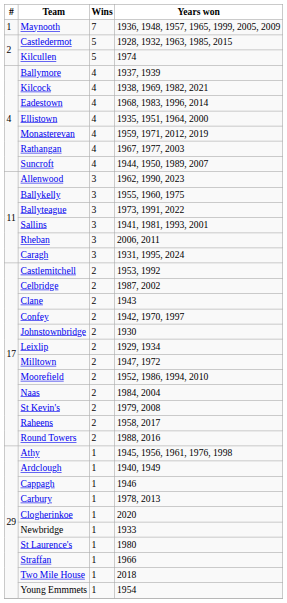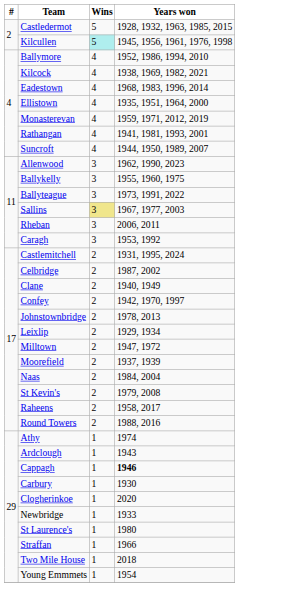- row: (40, 27)
(94, 57) no background -> (94, 42) paleturquoise background
(127, 57) 1974 -> (175, 42) 1945, 1956, 1961, 1976, 1998
(139, 73) 1937, 1939 -> (163, 57) 1952, 1986, 1994, 2010
(151, 149) 1967, 1977, 2003 -> (163, 133) 1941, 1981, 1993, 2001
(94, 225) no background -> (94, 210) khaki background
(163, 225) 1941, 1981, 1993, 2001 -> (151, 210) 1967, 1977, 2003
(151, 255) 1931, 1995, 2024 -> (139, 240) 1953, 1992
(139, 270) 1953, 1992 -> (151, 255) 1931, 1995, 2024
(127, 301) 1943 -> (139, 286) 1940, 1949
(127, 331) 1930 -> (139, 316) 1978, 2013
(163, 377) 1952, 1986, 1994, 2010 -> (139, 362) 1937, 1939
(175, 453) 1945, 1956, 1961, 1976, 1998 -> (127, 438) 1974
(139, 468) 1940, 1949 -> (127, 453) 1943
(127, 484) normal -> (127, 468) bold
(139, 499) 1978, 2013 -> (127, 484) 1930
